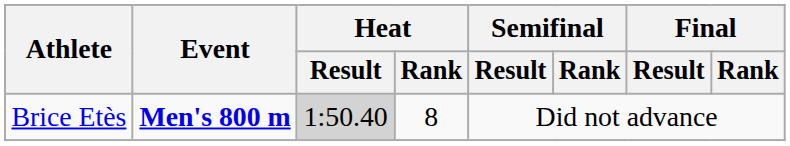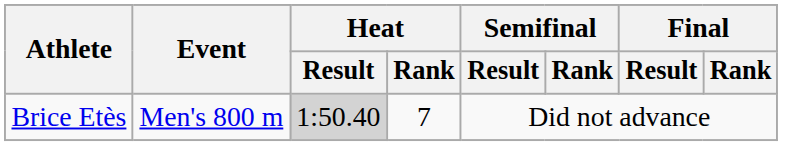(215, 117) bold -> (211, 117) normal
(431, 117) 8 -> (424, 117) 7
